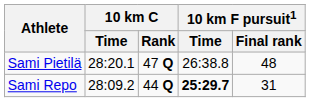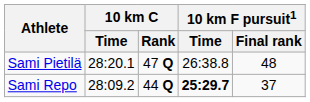(269, 86) 31 -> (269, 86) 37
